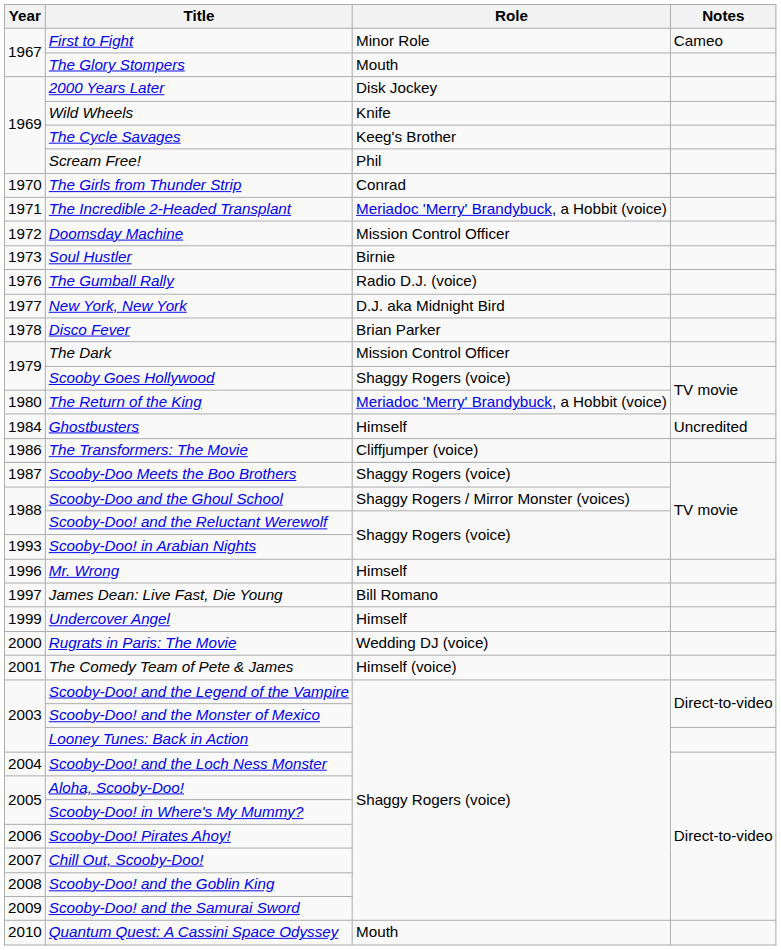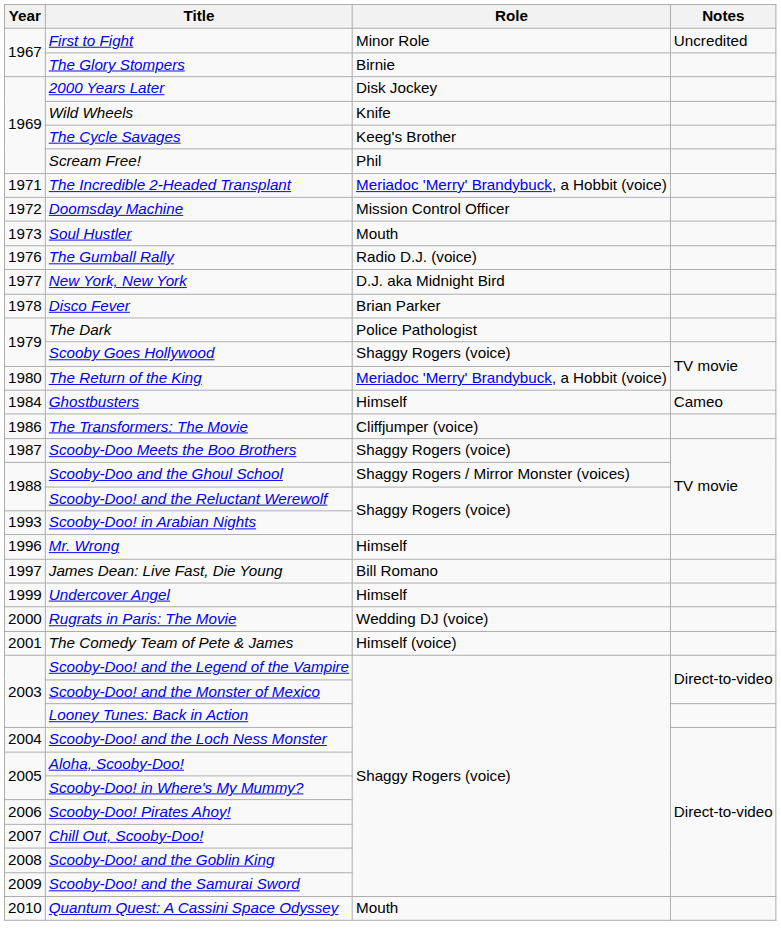(698, 40) Cameo -> (711, 40) Uncredited
(377, 64) Mouth -> (375, 64) Birnie
- row: (145, 185)
(375, 257) Birnie -> (377, 233) Mouth
(433, 354) Mission Control Officer -> (416, 329) Police Pathologist
(711, 426) Uncredited -> (698, 402) Cameo
